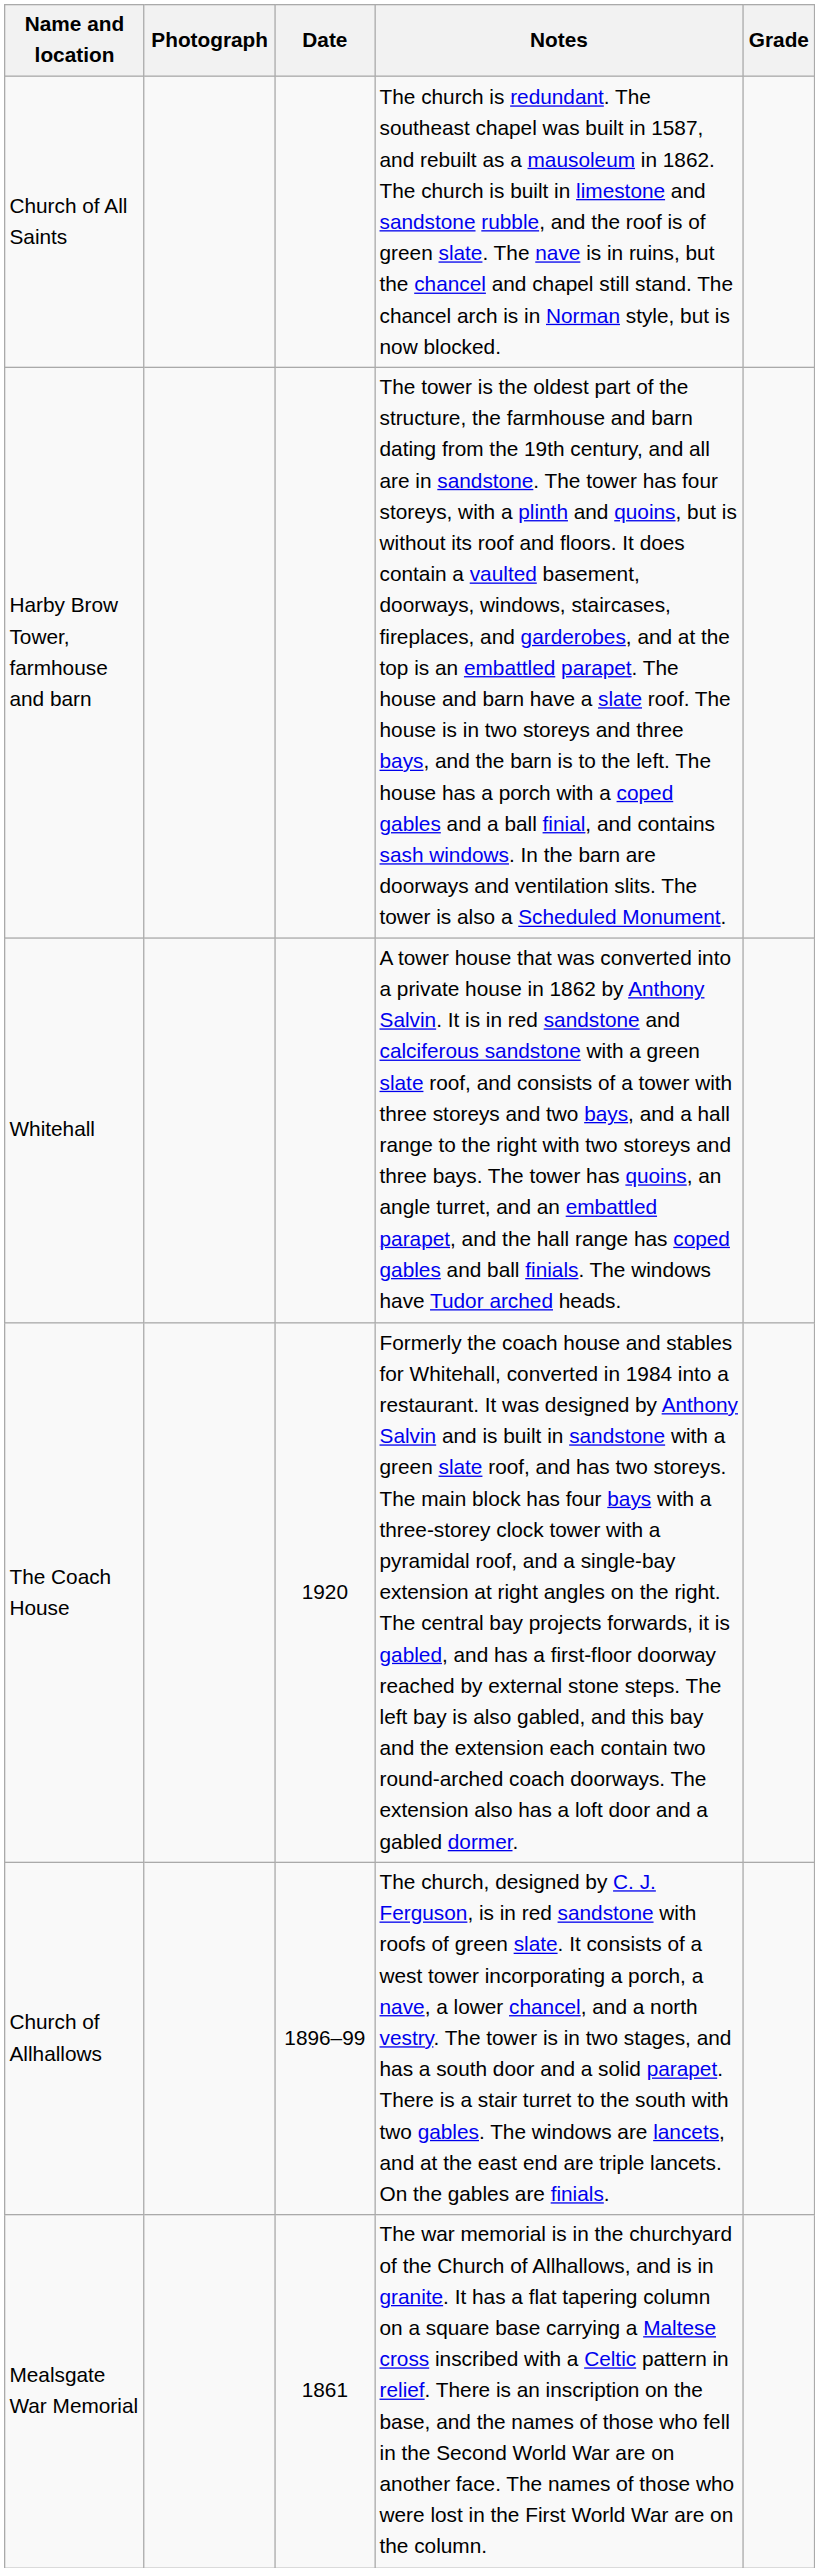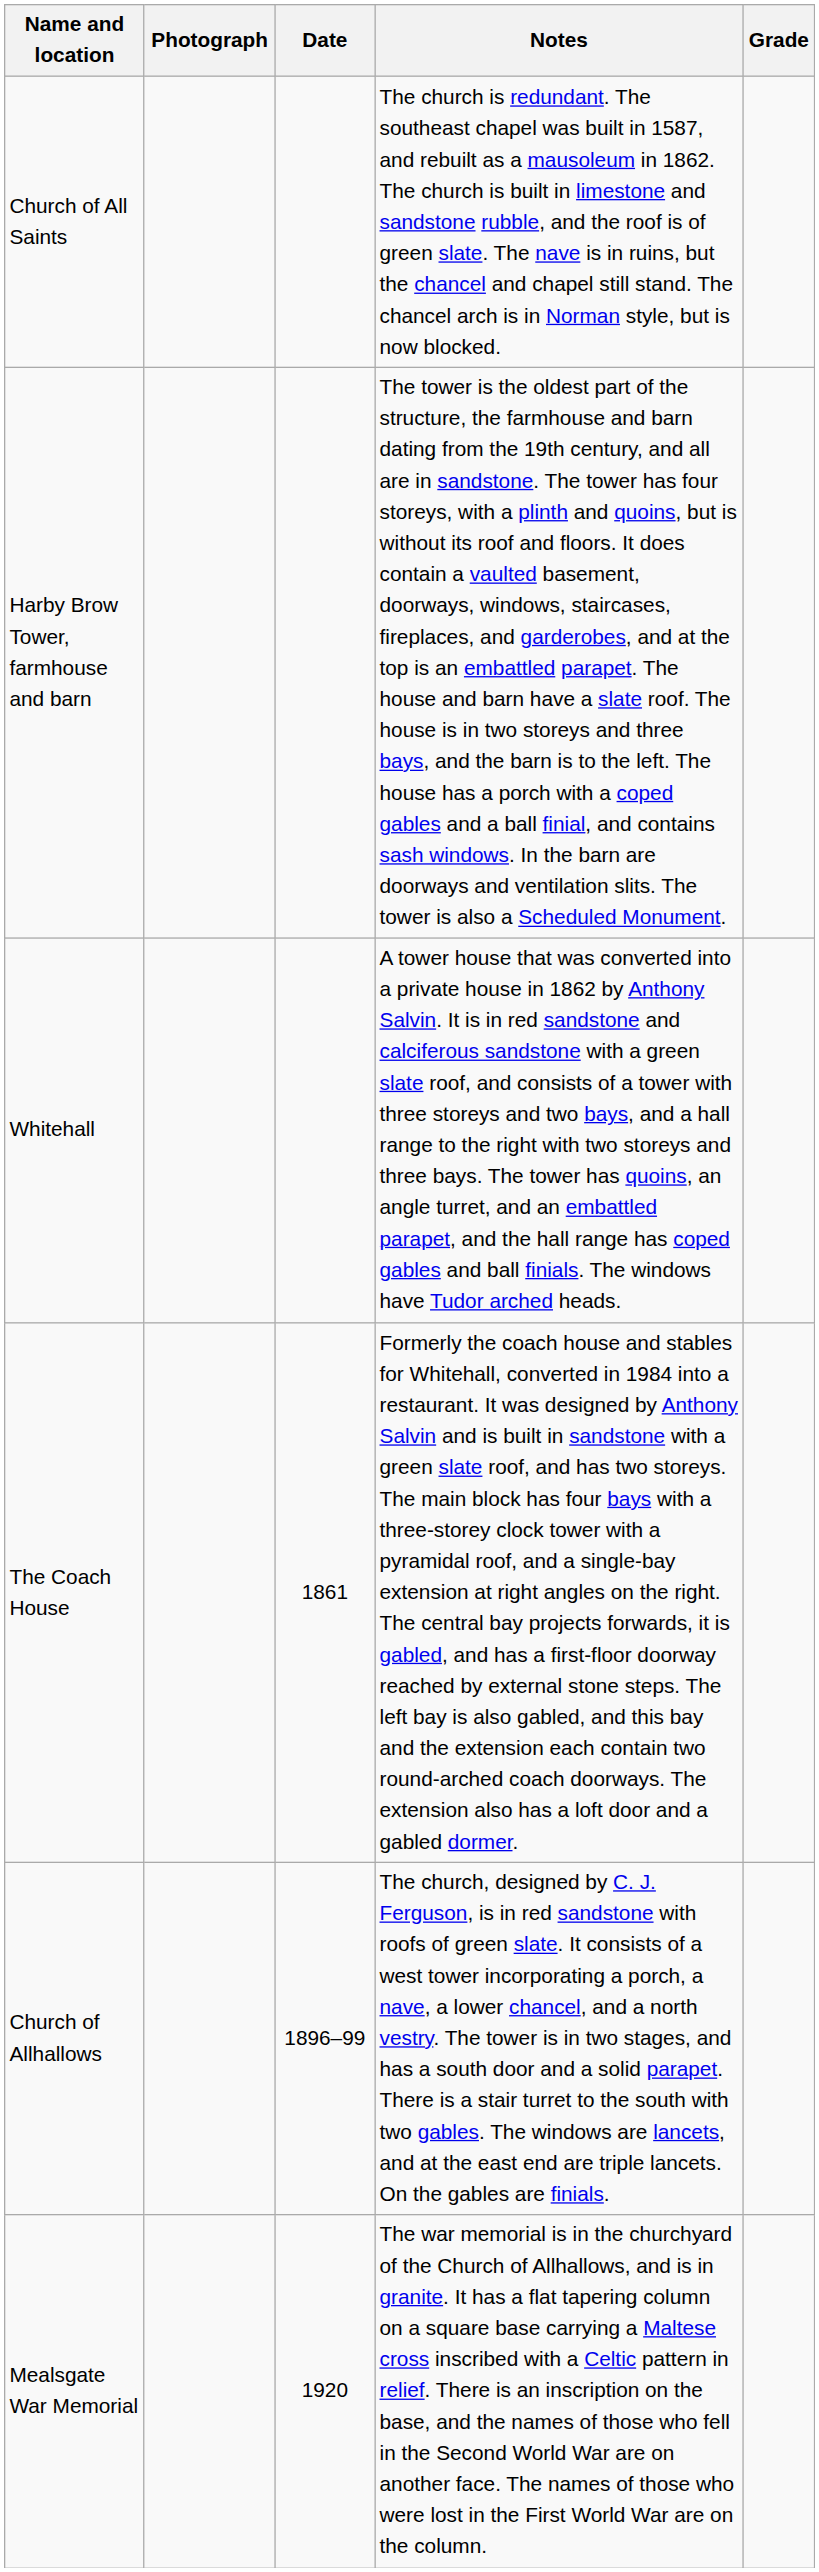(325, 1592) 1920 -> (325, 1592) 1861
(325, 2391) 1861 -> (325, 2391) 1920
